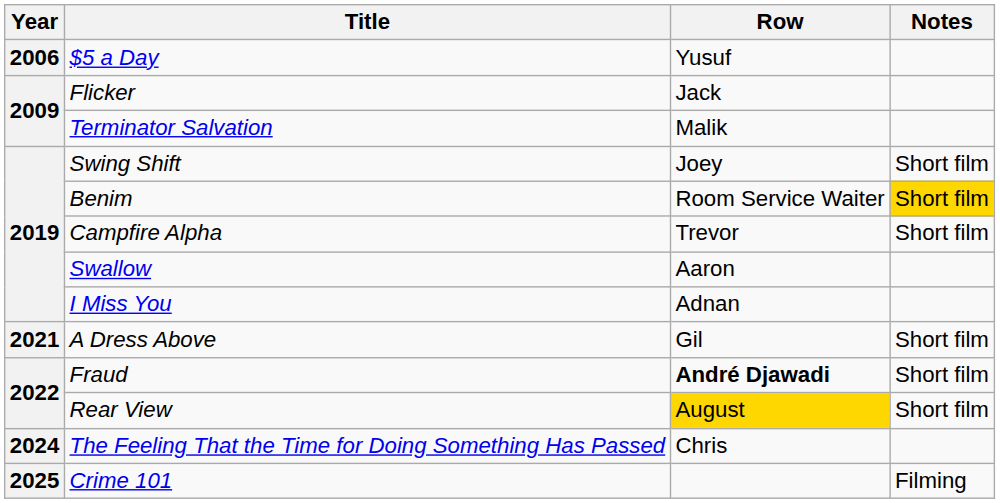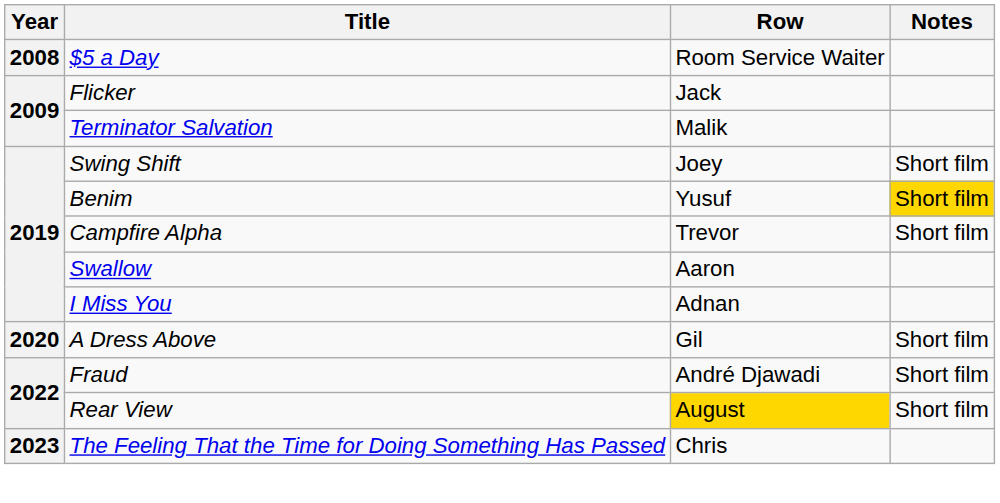(35, 57) 2006 -> (35, 57) 2008
(703, 57) Yusuf -> (780, 57) Room Service Waiter
(780, 198) Room Service Waiter -> (703, 198) Yusuf
(35, 339) 2021 -> (35, 339) 2020
(753, 374) bold -> (748, 374) normal
(35, 445) 2024 -> (35, 445) 2023
- row: (121, 480)
